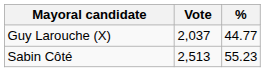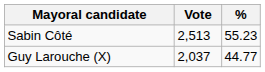rows swapped: (40, 56) <-> (59, 35)
